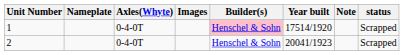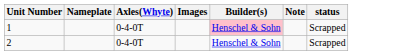- column: (309, 12)
